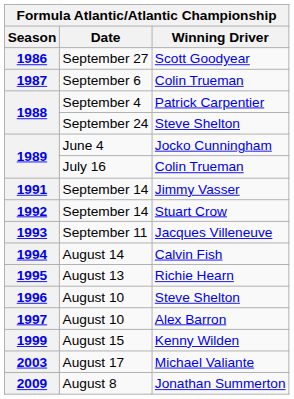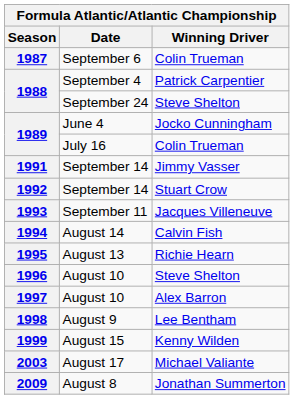- row: (32, 59)
+ row: (32, 319)
